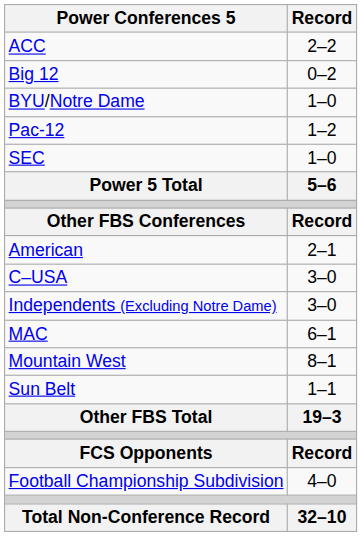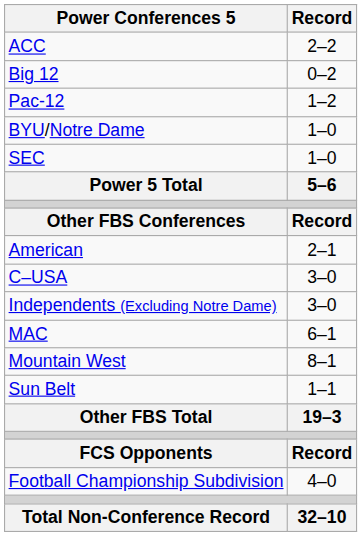rows swapped: (77, 102) <-> (36, 130)
